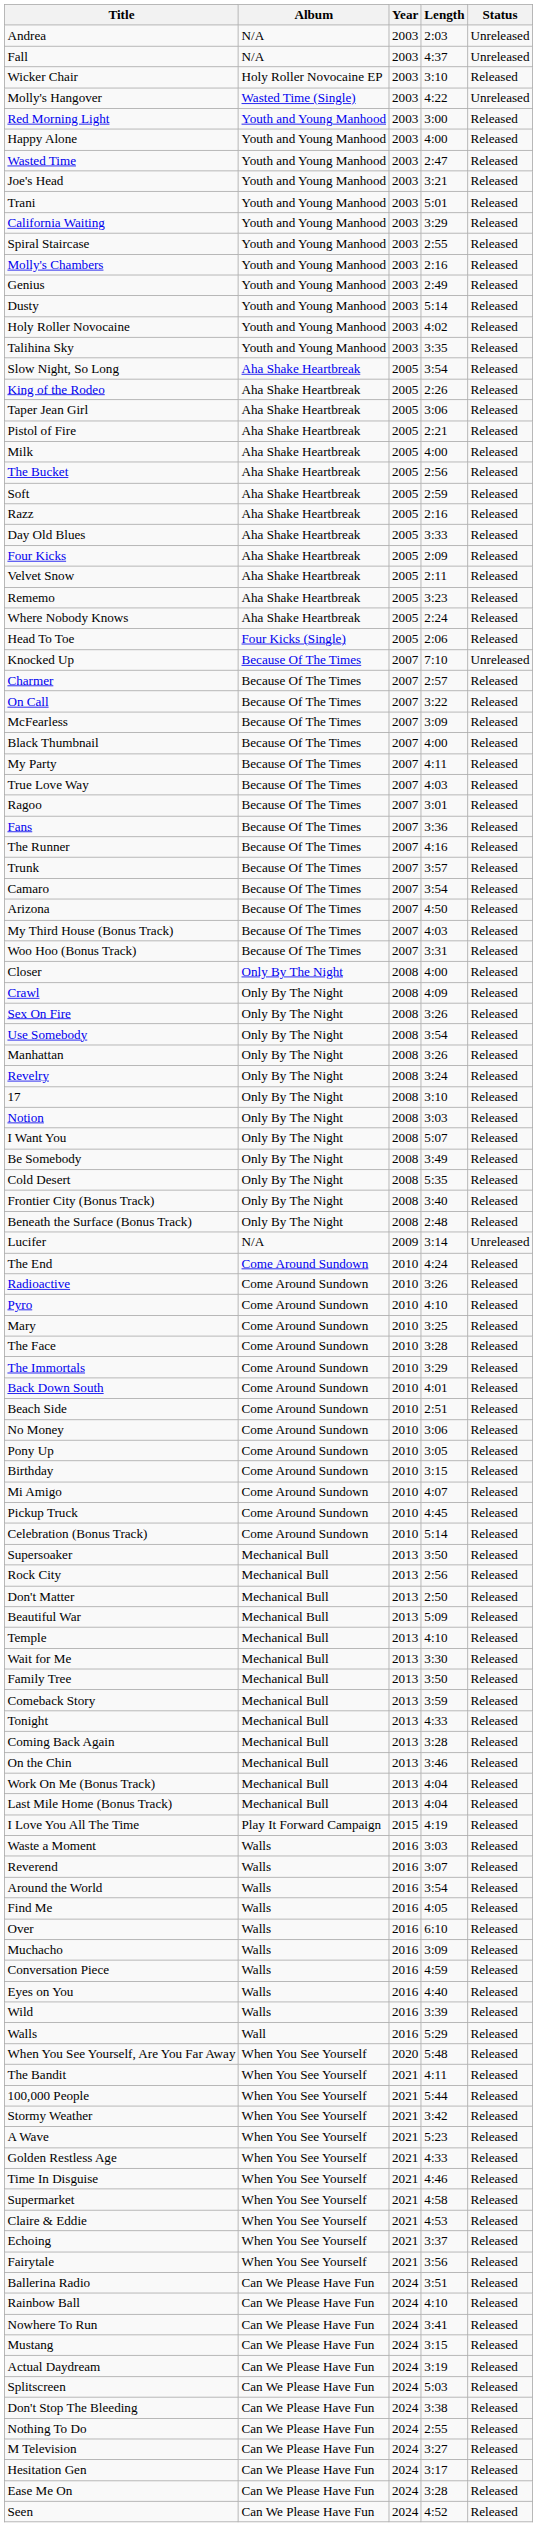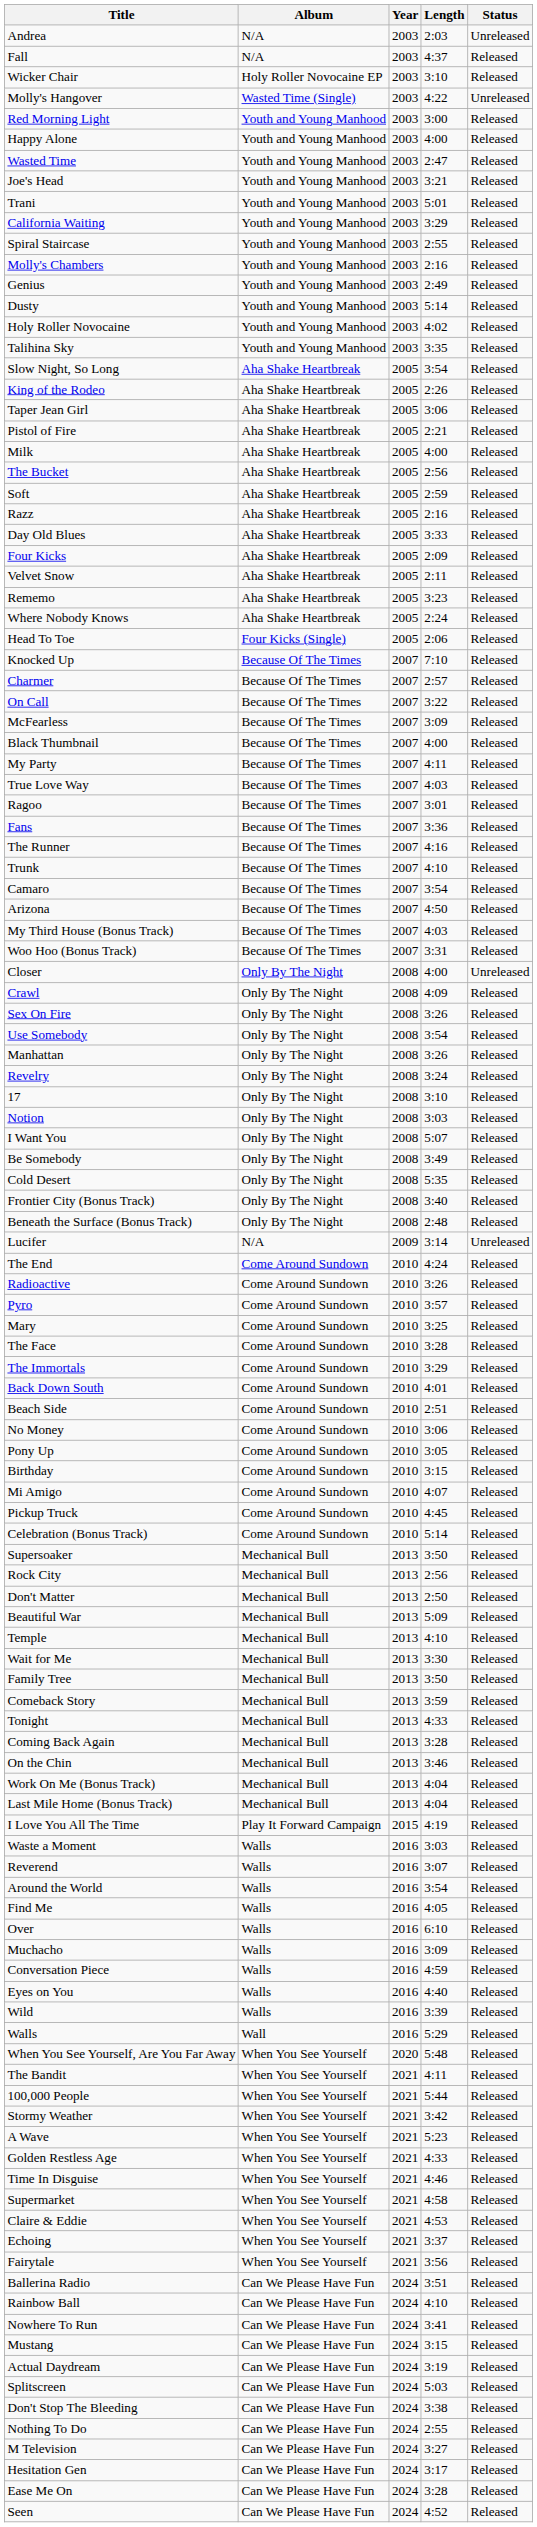(500, 56) Unreleased -> (494, 56) Released
(500, 659) Unreleased -> (494, 659) Released
(436, 868) 3:57 -> (436, 868) 4:10
(494, 972) Released -> (500, 972) Unreleased
(436, 1304) 4:10 -> (436, 1304) 3:57
